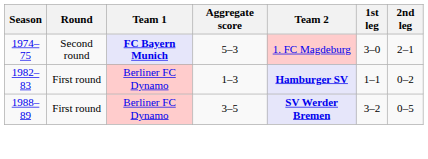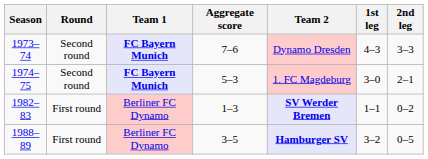+ row: (26, 49)
(312, 79) Hamburger SV -> (312, 109) SV Werder Bremen
(312, 109) SV Werder Bremen -> (312, 139) Hamburger SV
